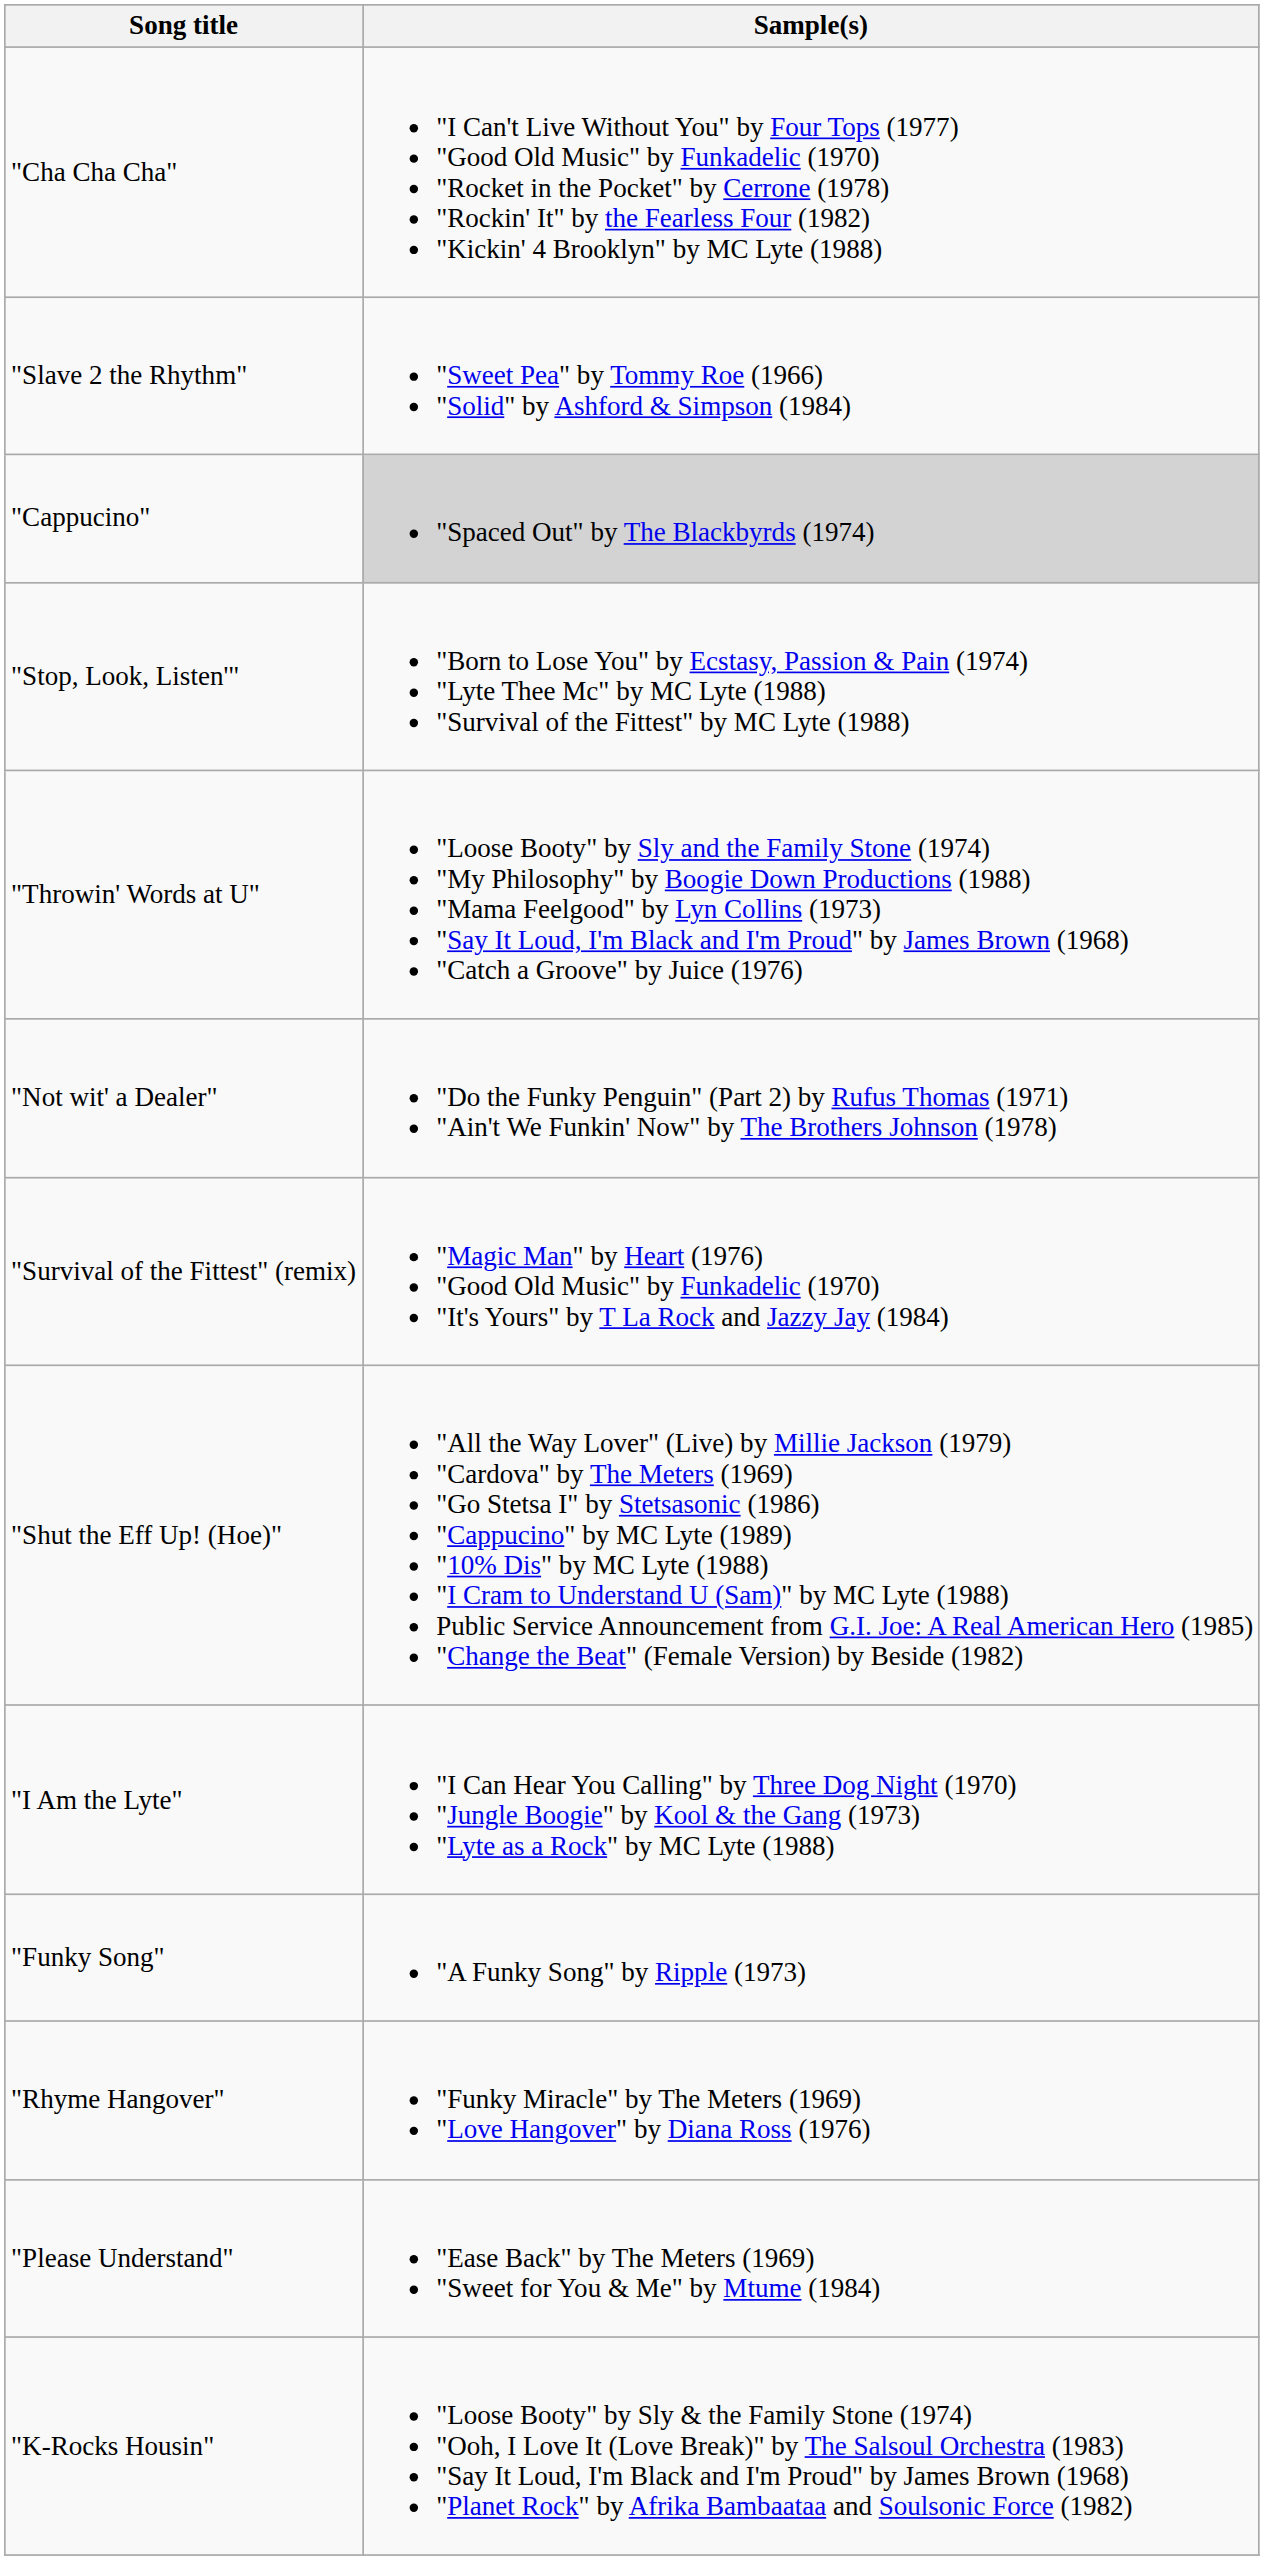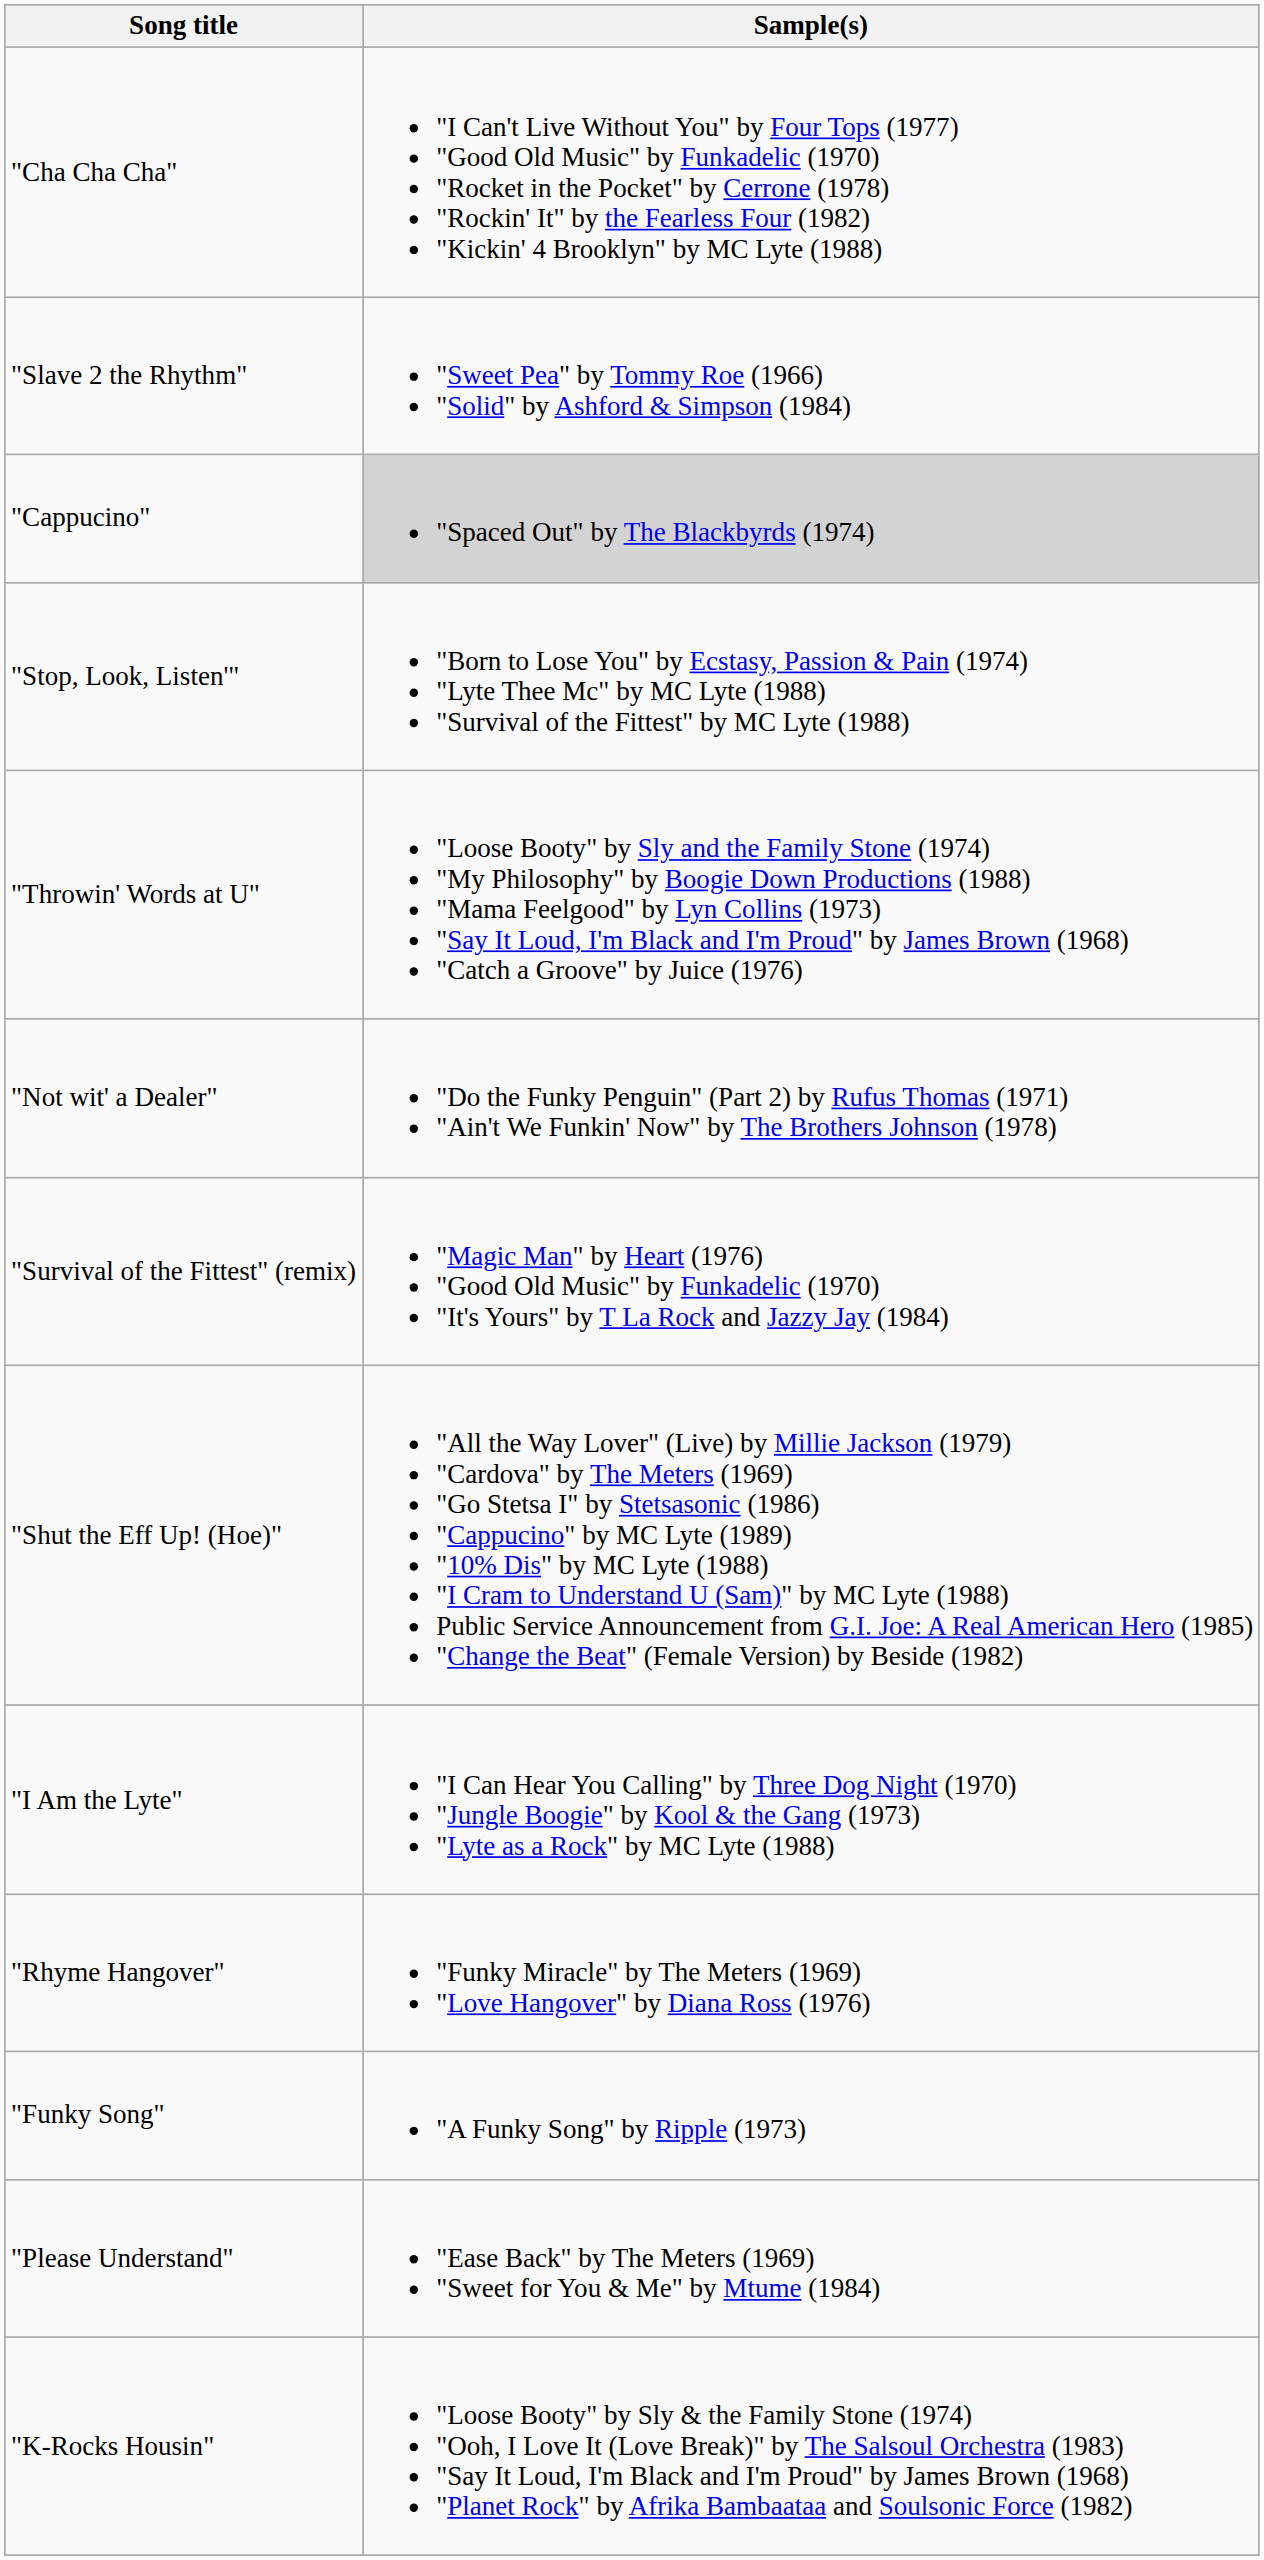rows swapped: (118, 2099) <-> (88, 1957)
